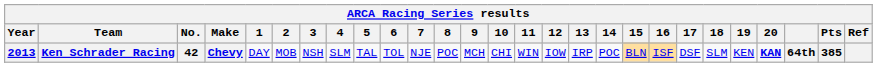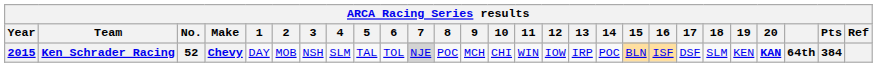(22, 52) 2013 -> (22, 52) 2015
(191, 52) 42 -> (191, 52) 52
(421, 52) no background -> (421, 52) lightgrey background
(832, 52) 385 -> (832, 52) 384
